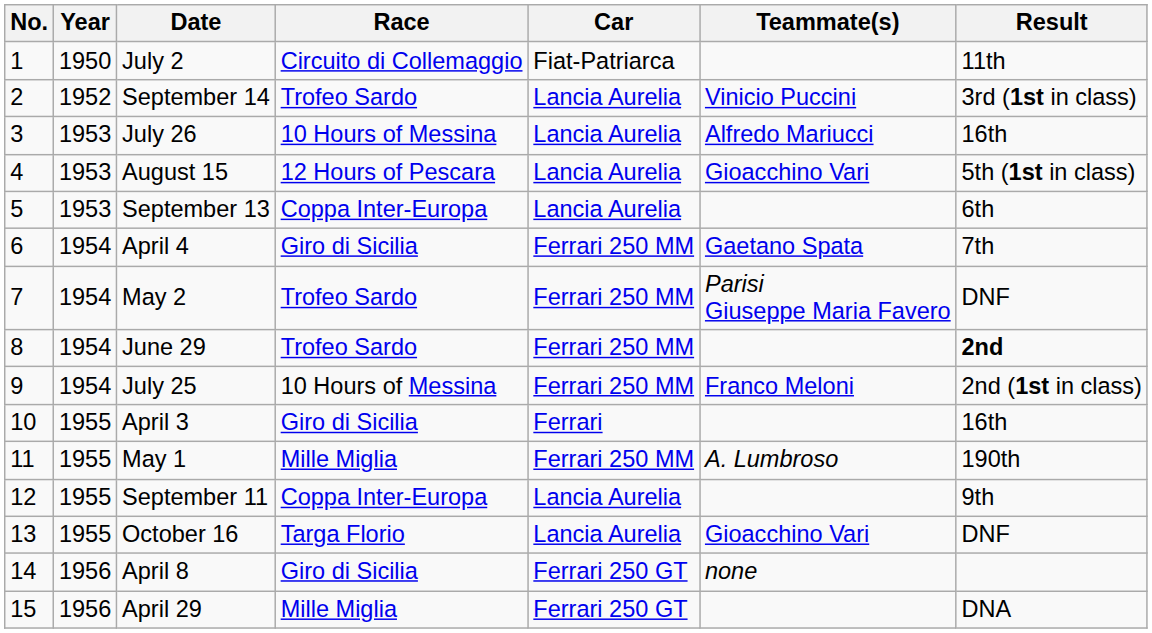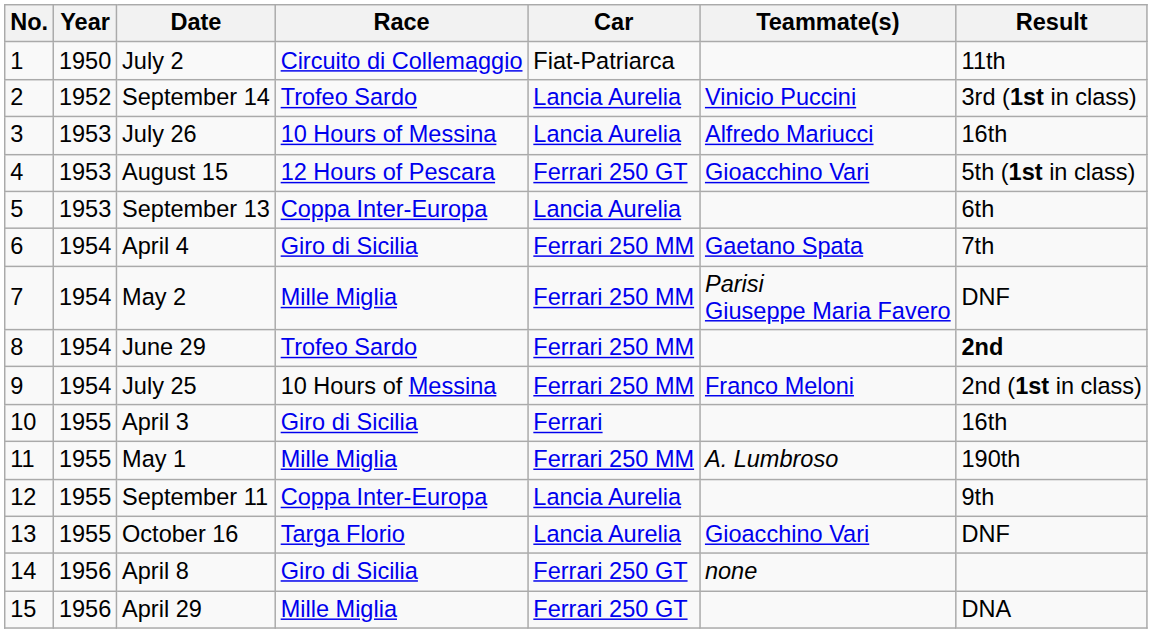(607, 172) Lancia Aurelia -> (610, 172) Ferrari 250 GT
(349, 297) Trofeo Sardo -> (339, 297) Mille Miglia
